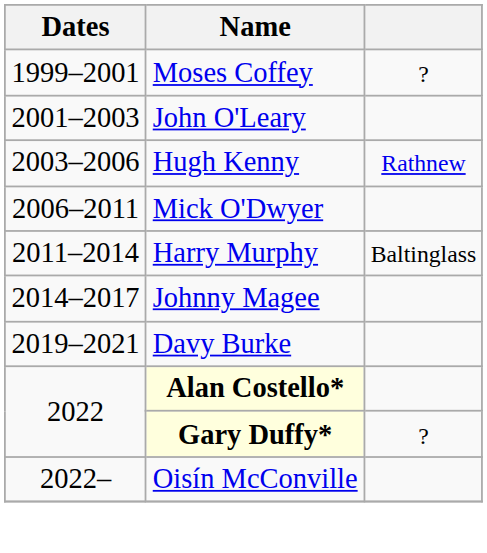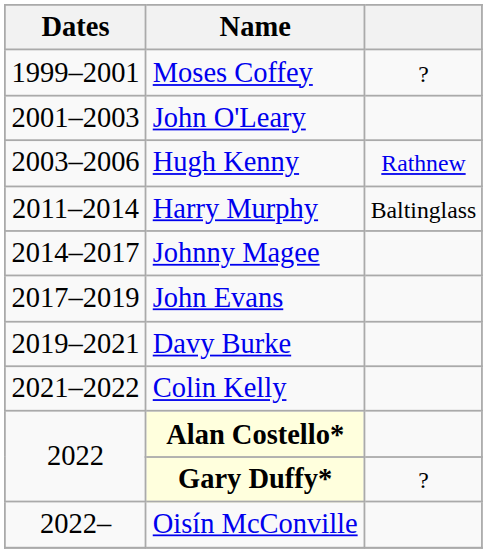- row: (238, 207)
+ row: (218, 298)
+ row: (220, 388)
